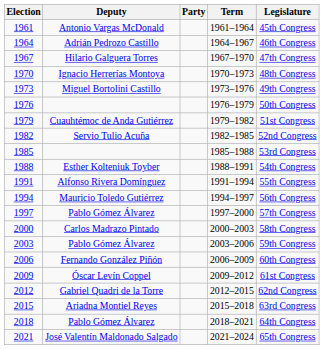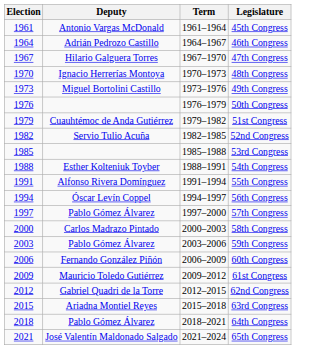- column: (194, 12)
(111, 197) Mauricio Toledo Gutiérrez -> (111, 197) Óscar Levín Coppel
(111, 275) Óscar Levín Coppel -> (111, 275) Mauricio Toledo Gutiérrez
